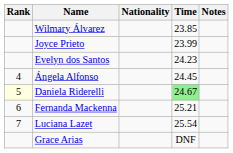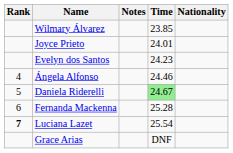columns swapped: (146, 12) <-> (214, 12)
(186, 44) 23.99 -> (162, 44) 24.01
(186, 76) 24.45 -> (162, 76) 24.46
(18, 92) lightyellow background -> (18, 92) no background
(186, 108) 25.21 -> (162, 108) 25.28
(18, 124) normal -> (18, 124) bold
